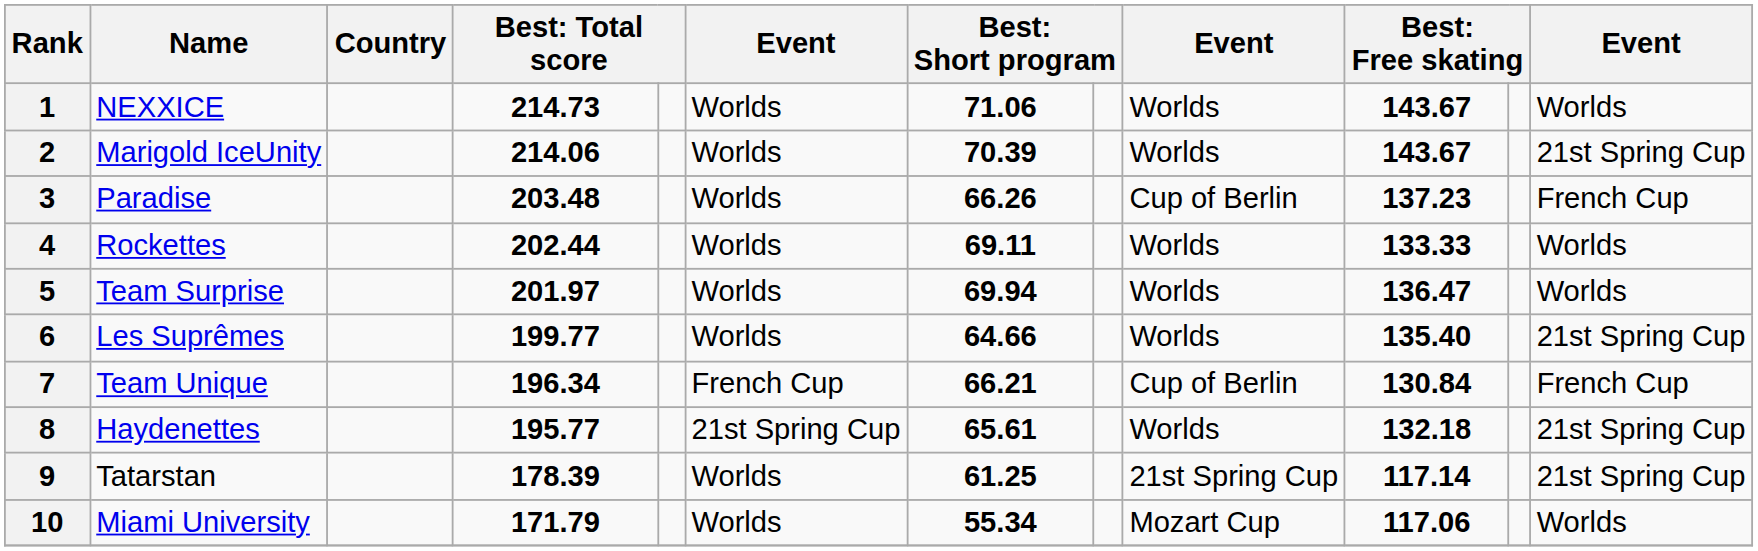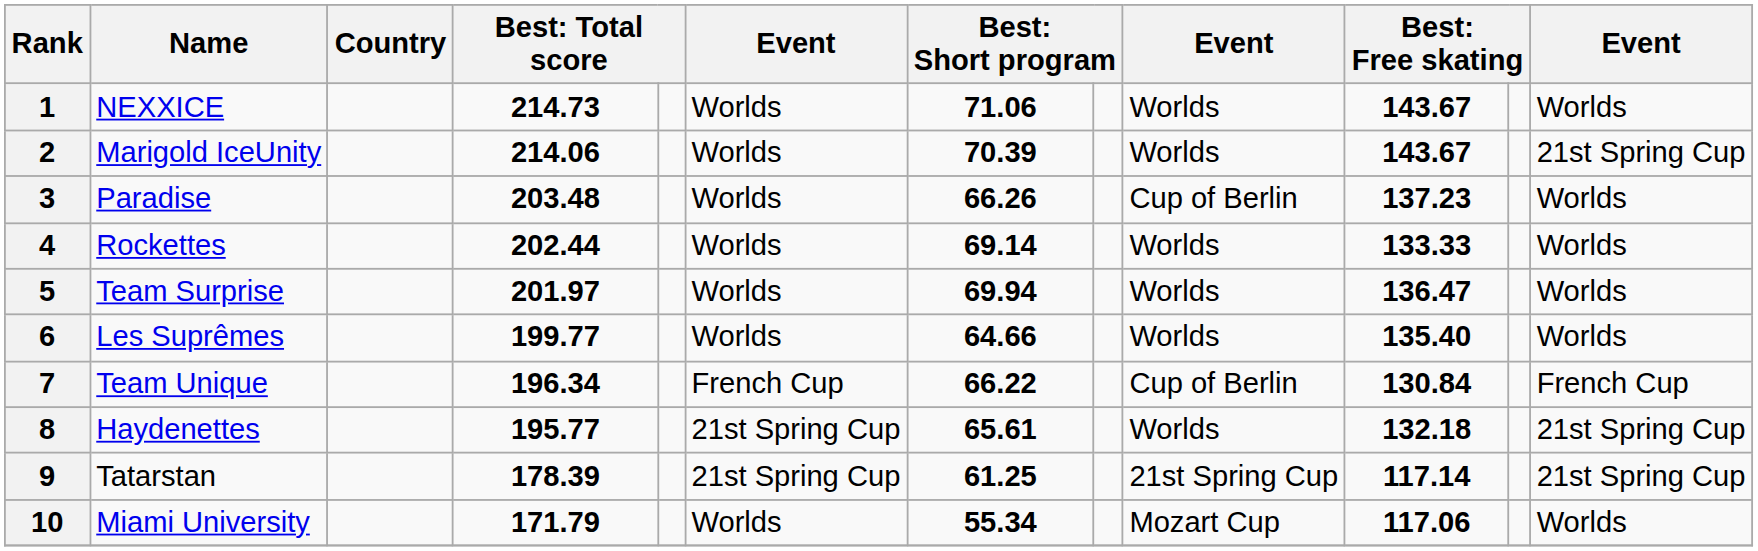(1613, 198) French Cup -> (1582, 198) Worlds
(1000, 245) 69.11 -> (1000, 245) 69.14
(1641, 337) 21st Spring Cup -> (1582, 337) Worlds
(1000, 383) 66.21 -> (1000, 383) 66.22
(737, 475) Worlds -> (796, 475) 21st Spring Cup
